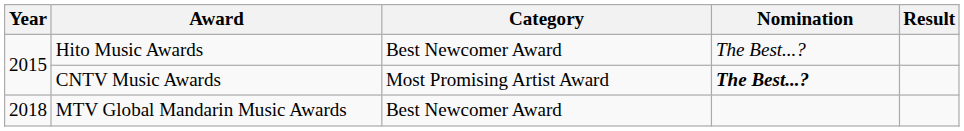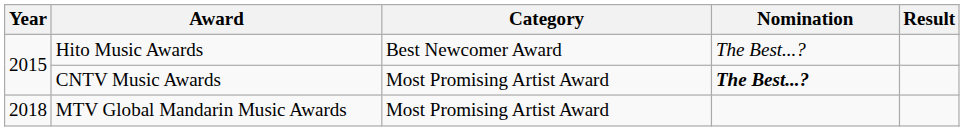(474, 110) Best Newcomer Award -> (497, 110) Most Promising Artist Award
